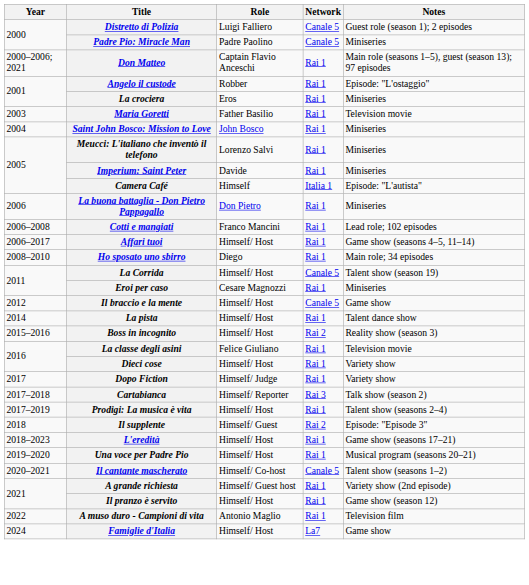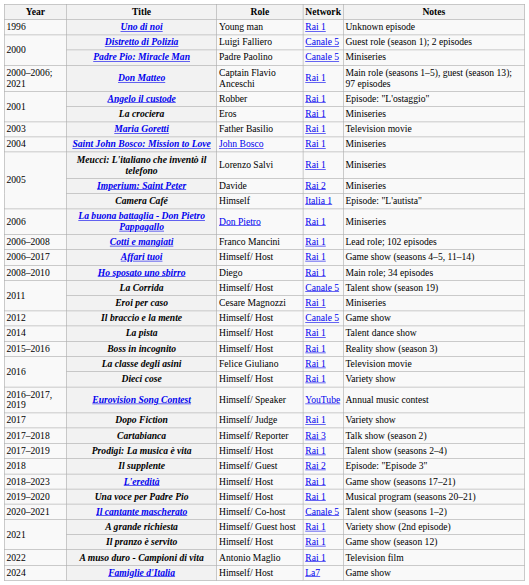+ row: (142, 27)
(316, 170) Rai 1 -> (316, 185) Rai 2
(316, 333) Rai 2 -> (316, 349) Rai 1
+ row: (142, 400)
